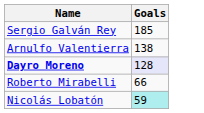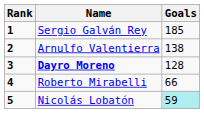+ column: (20, 13)
(144, 65) lavender background -> (174, 65) no background
